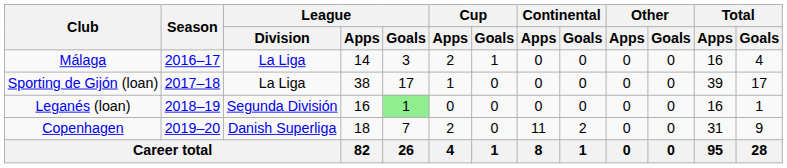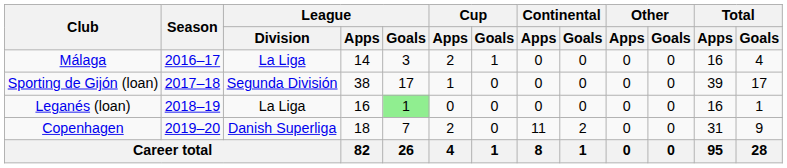(282, 83) La Liga -> (282, 83) Segunda División
(282, 106) Segunda División -> (282, 106) La Liga
